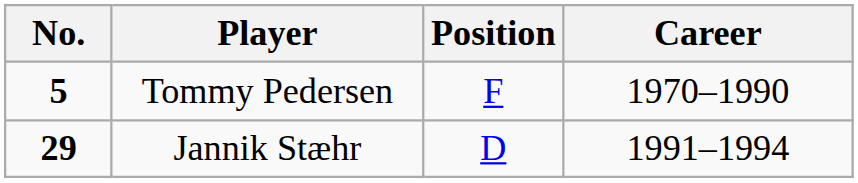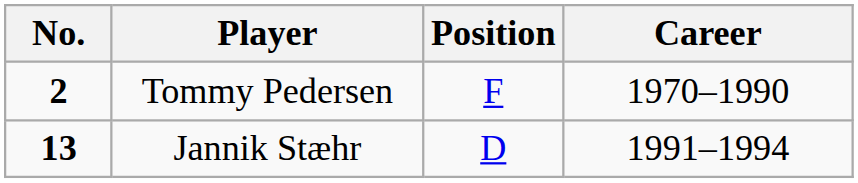(59, 90) 5 -> (59, 90) 2
(59, 147) 29 -> (59, 147) 13
